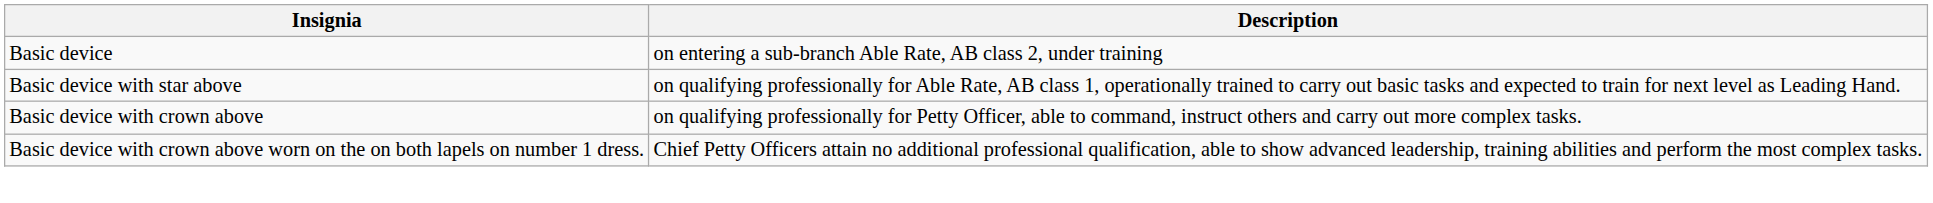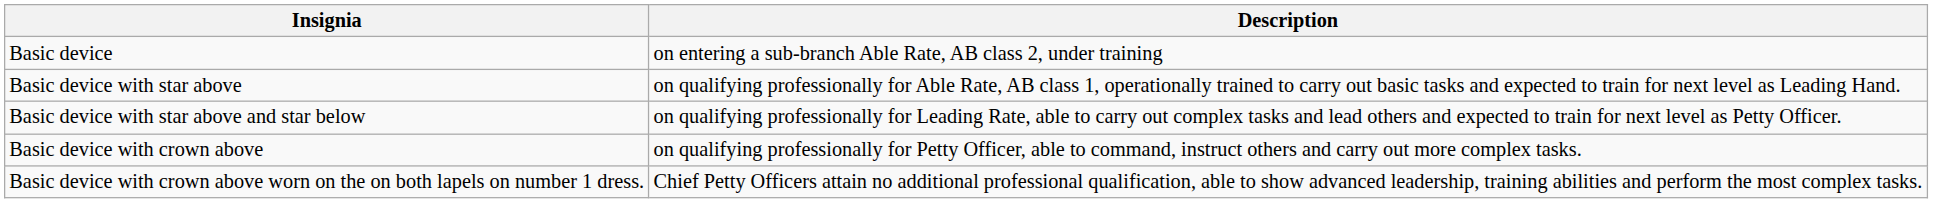+ row: (187, 117)
